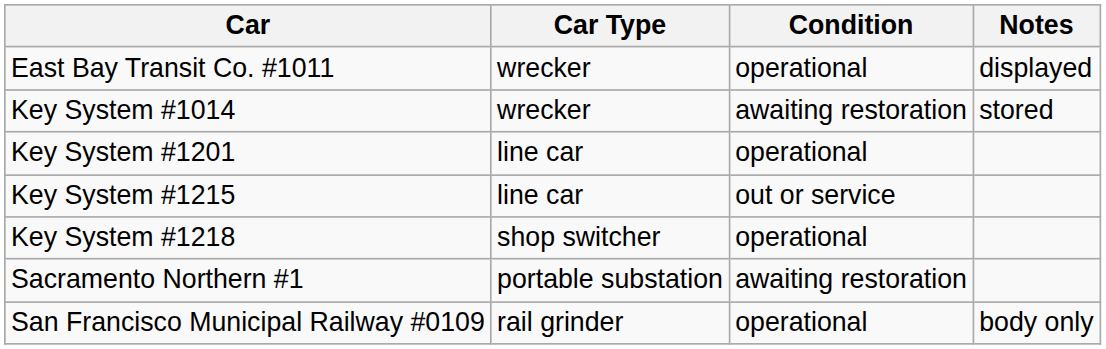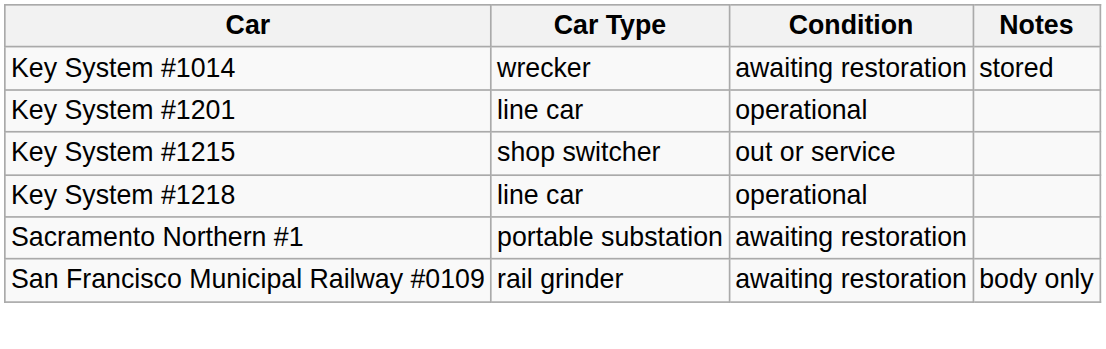- row: (173, 68)
(540, 195) line car -> (579, 152) shop switcher
(579, 237) shop switcher -> (540, 195) line car
(801, 322) operational -> (851, 279) awaiting restoration
